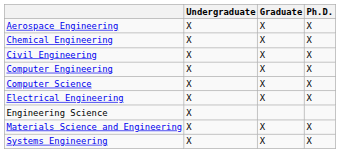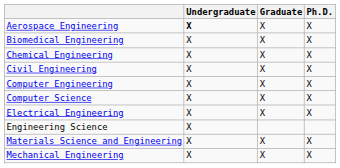(189, 26) normal -> (189, 26) bold
+ row: (65, 40)
+ row: (65, 156)
- row: (57, 141)
